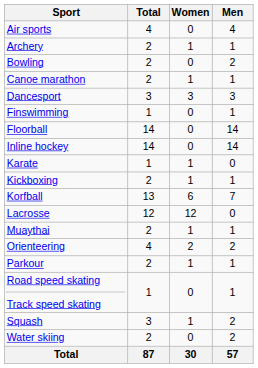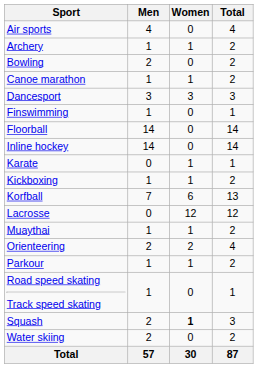columns swapped: (233, 12) <-> (149, 12)
(191, 321) normal -> (191, 321) bold
